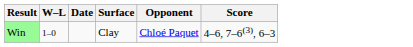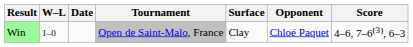+ column: (161, 13)
